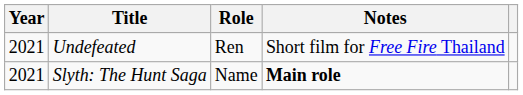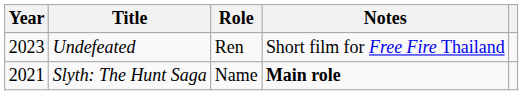(27, 47) 2021 -> (27, 47) 2023
